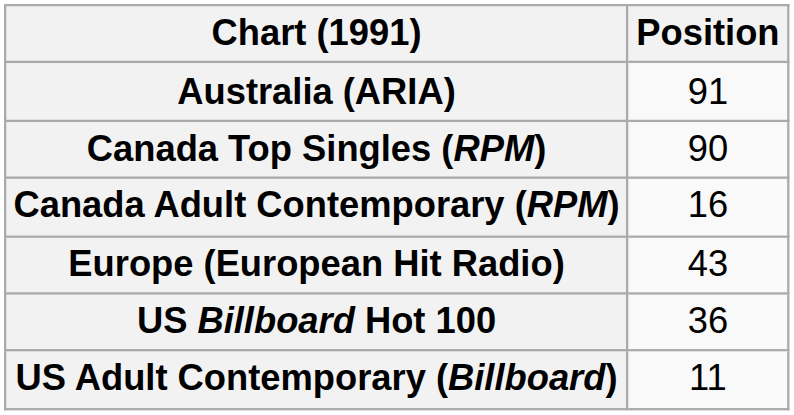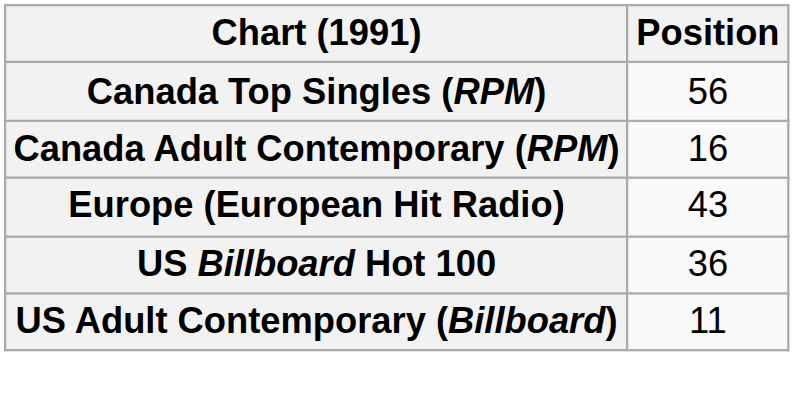- row: (317, 90)
(708, 148) 90 -> (708, 90) 56
